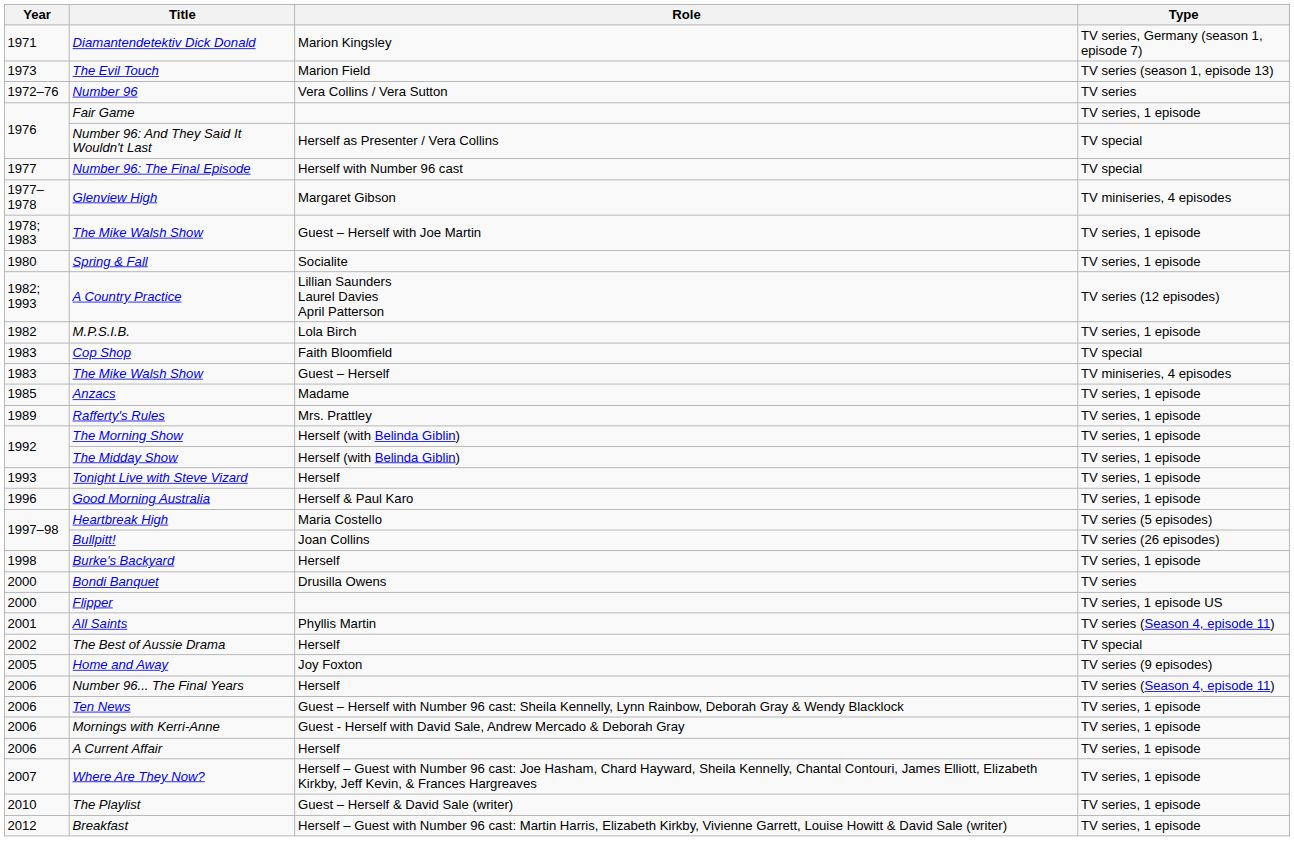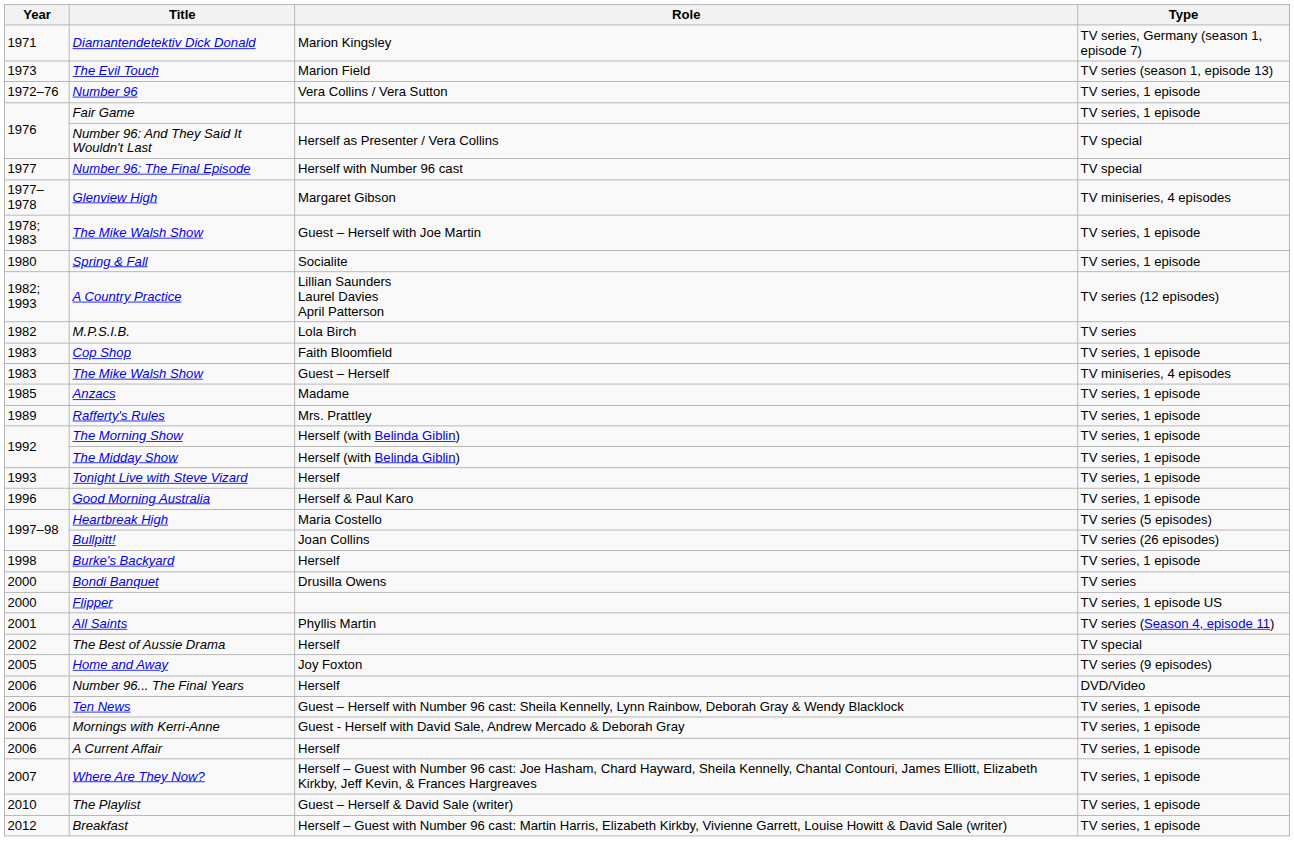(1109, 92) TV series -> (1140, 92) TV series, 1 episode
(1141, 332) TV series, 1 episode -> (1108, 332) TV series
(1112, 353) TV special -> (1140, 353) TV series, 1 episode
(1178, 686) TV series (Season 4, episode 11) -> (1113, 686) DVD/Video
